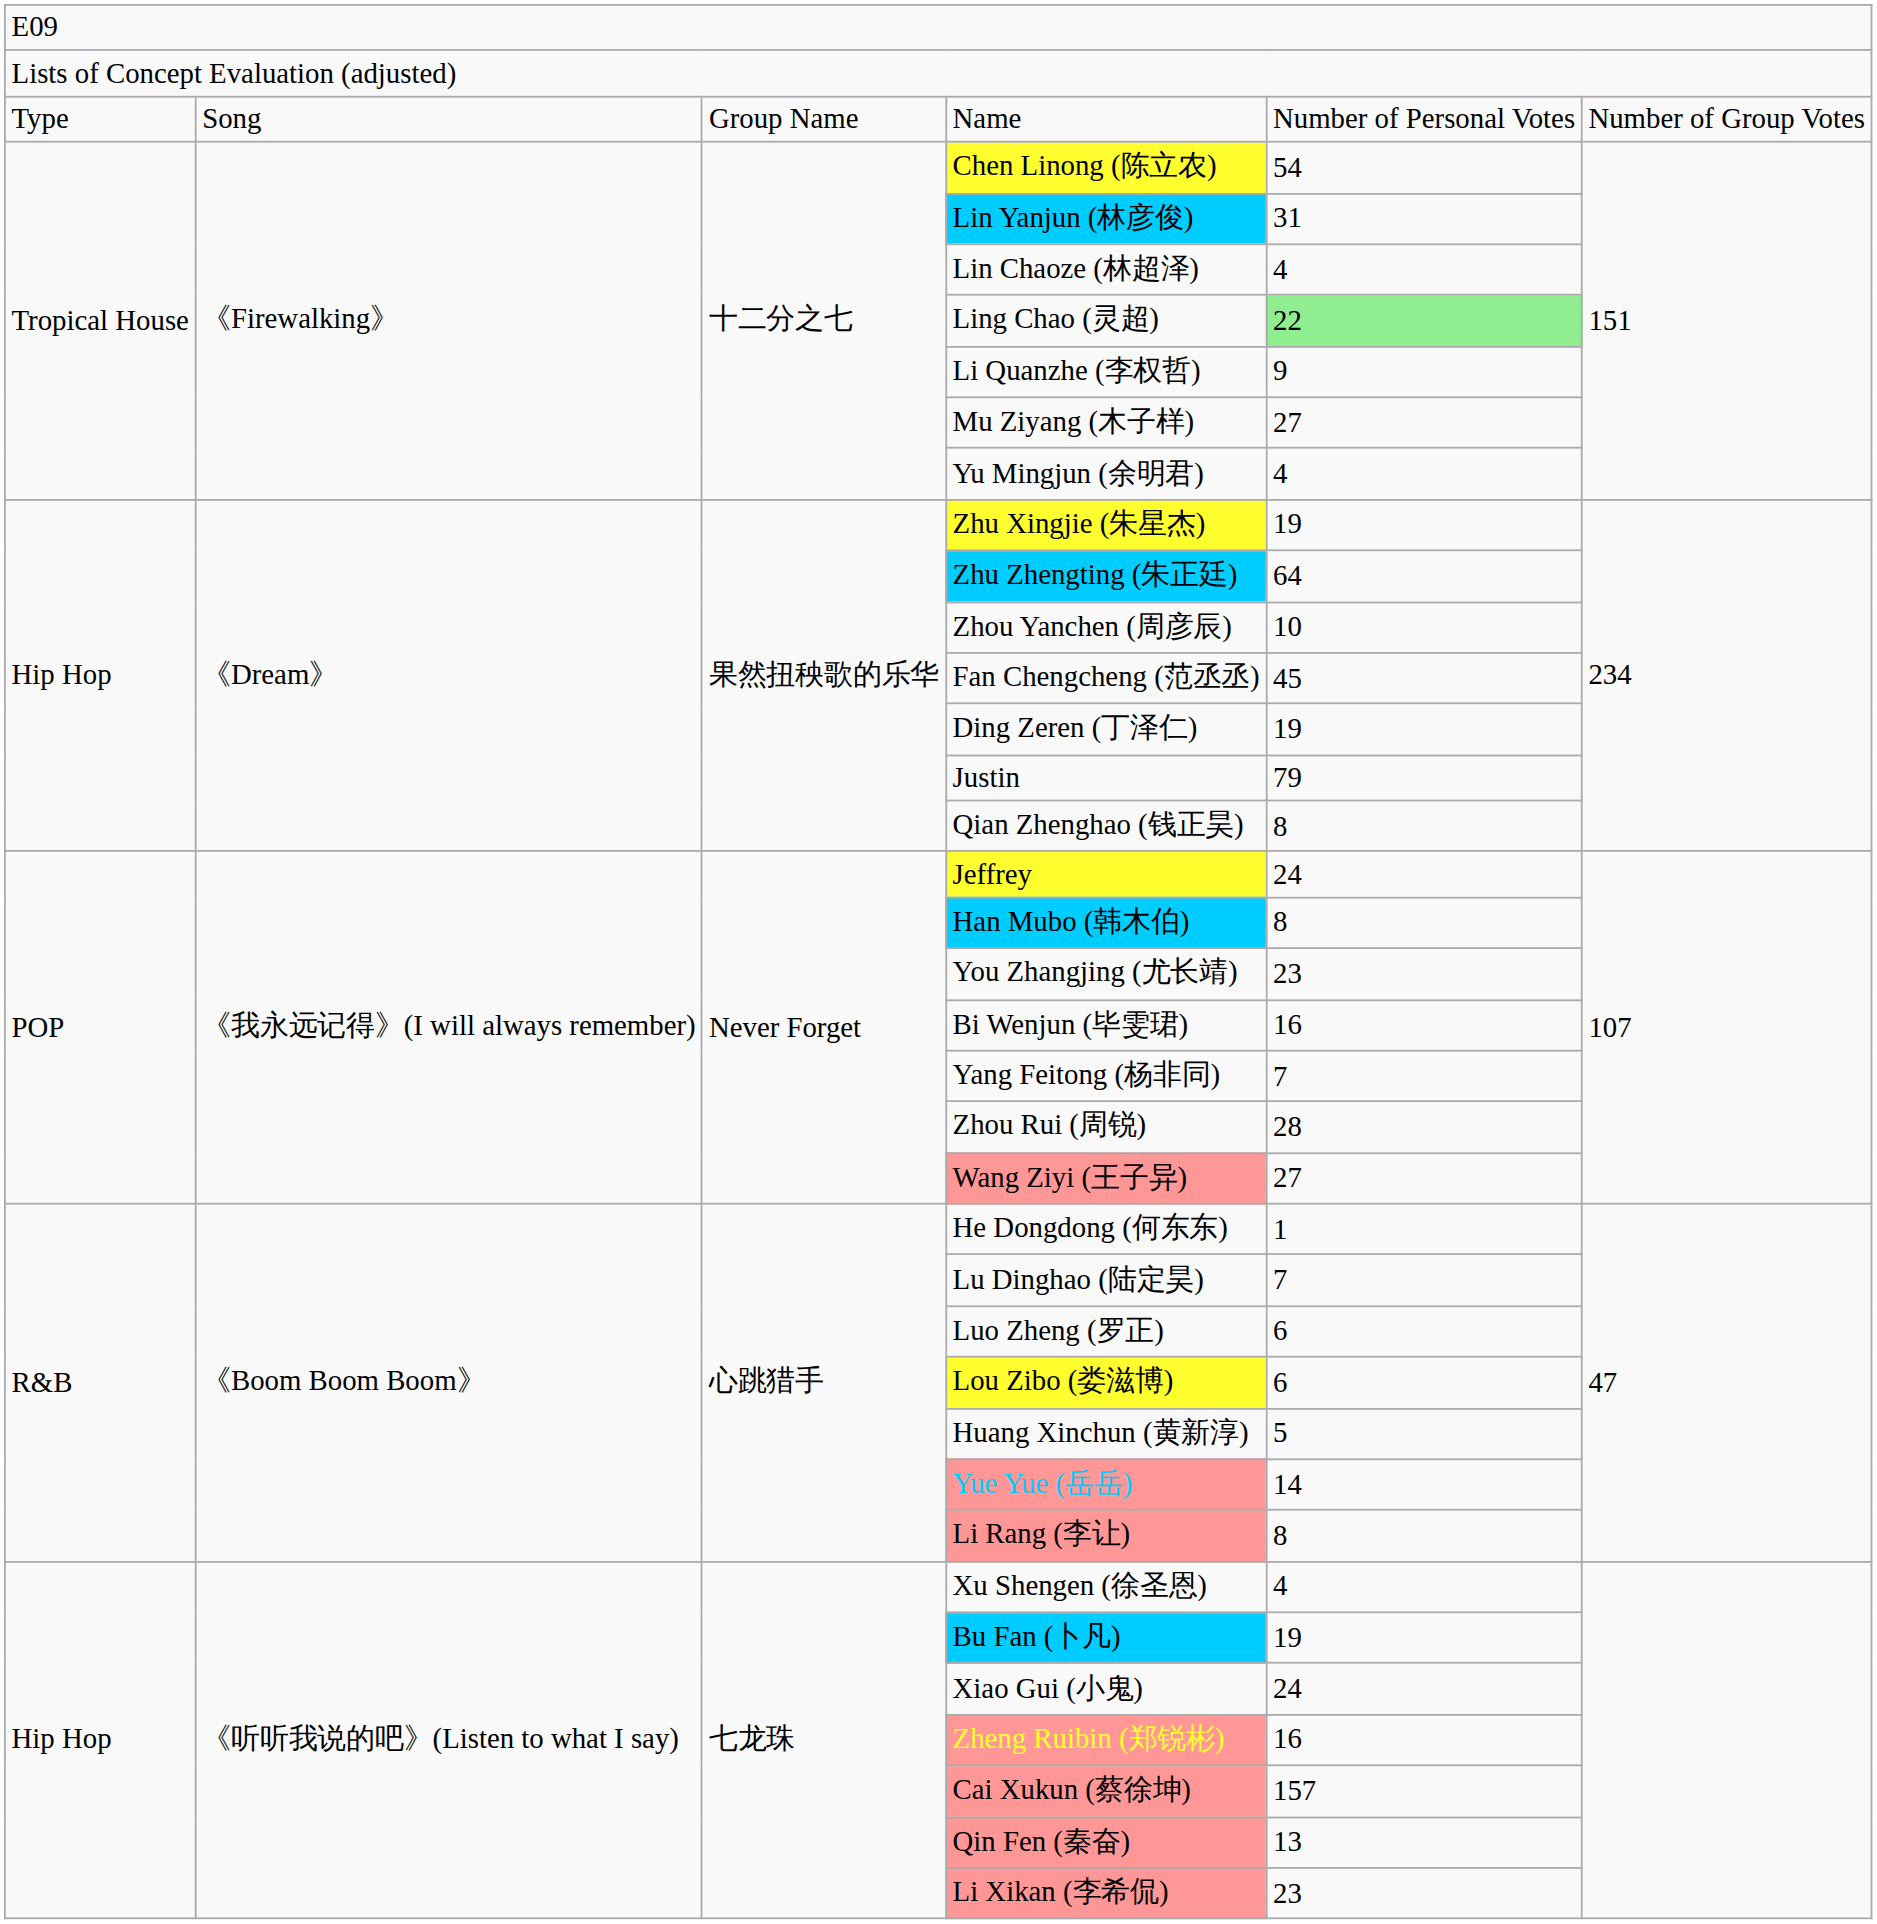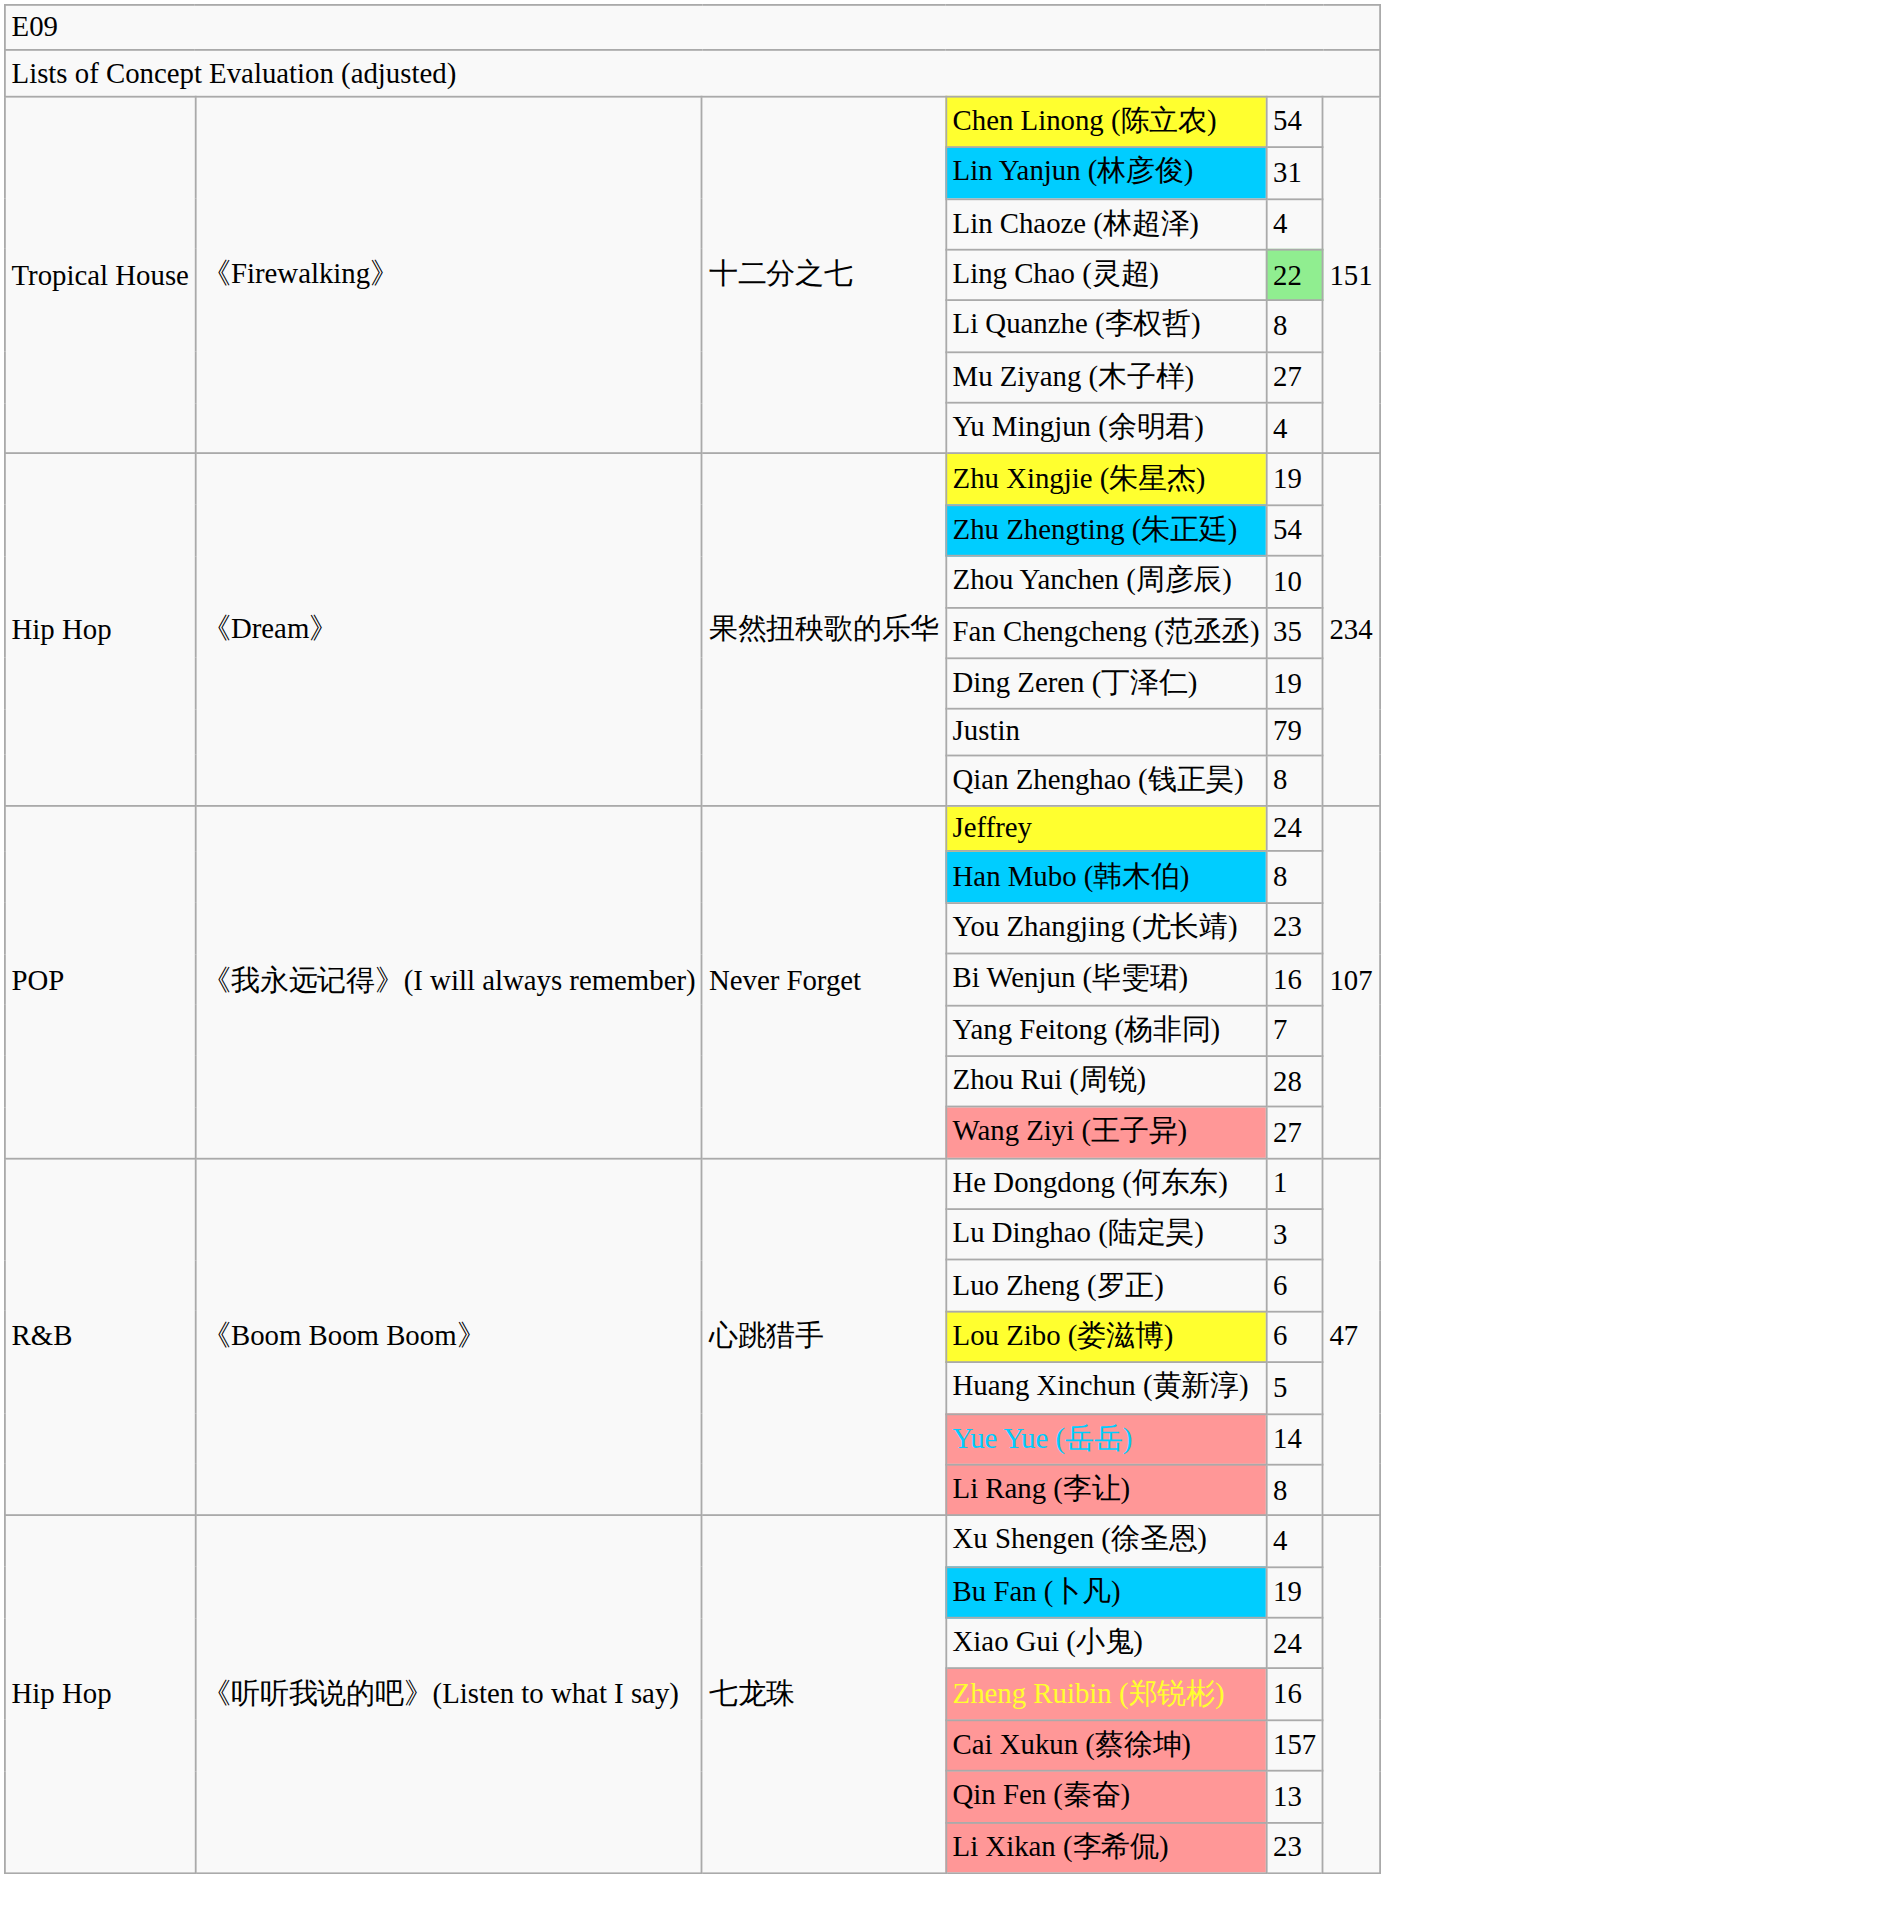- row: (987, 118)
(1280, 371) 9 -> (1280, 325) 8
(1287, 575) 64 -> (1287, 529) 54
(1287, 677) 45 -> (1287, 632) 35
(1280, 1279) 7 -> (1280, 1234) 3
